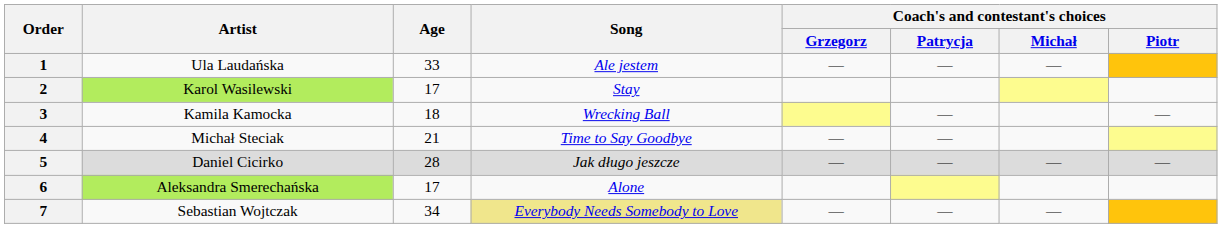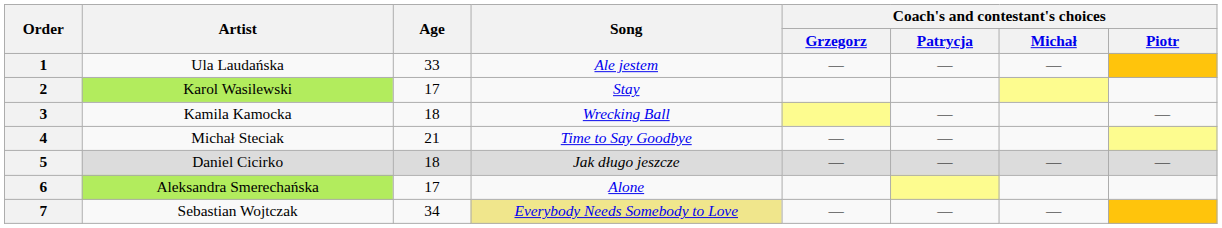(432, 162) 28 -> (432, 162) 18
